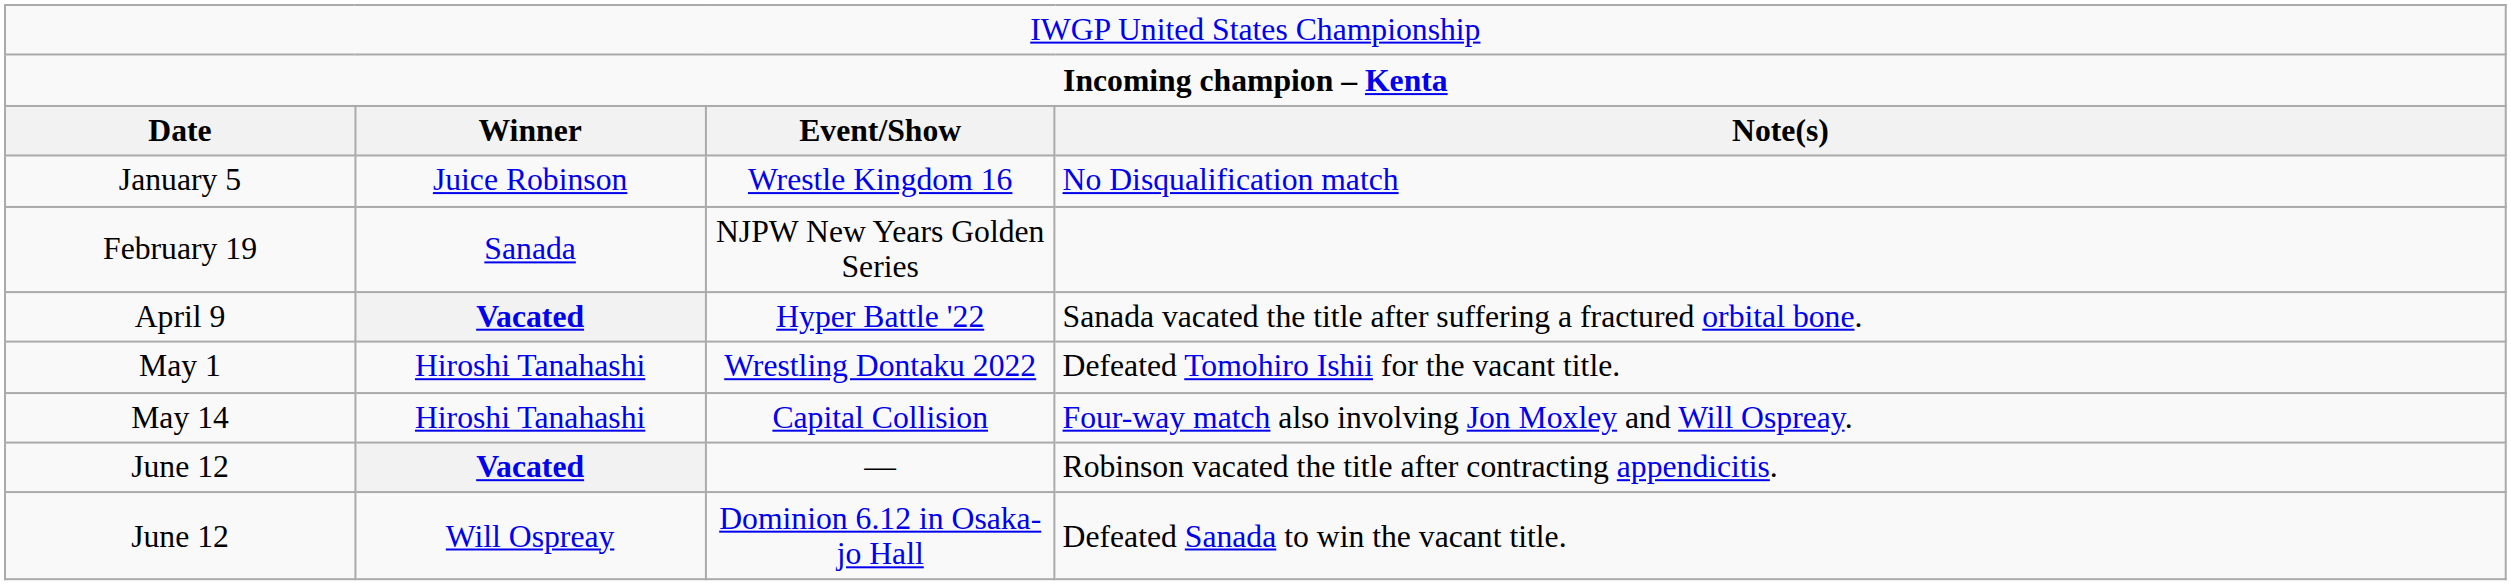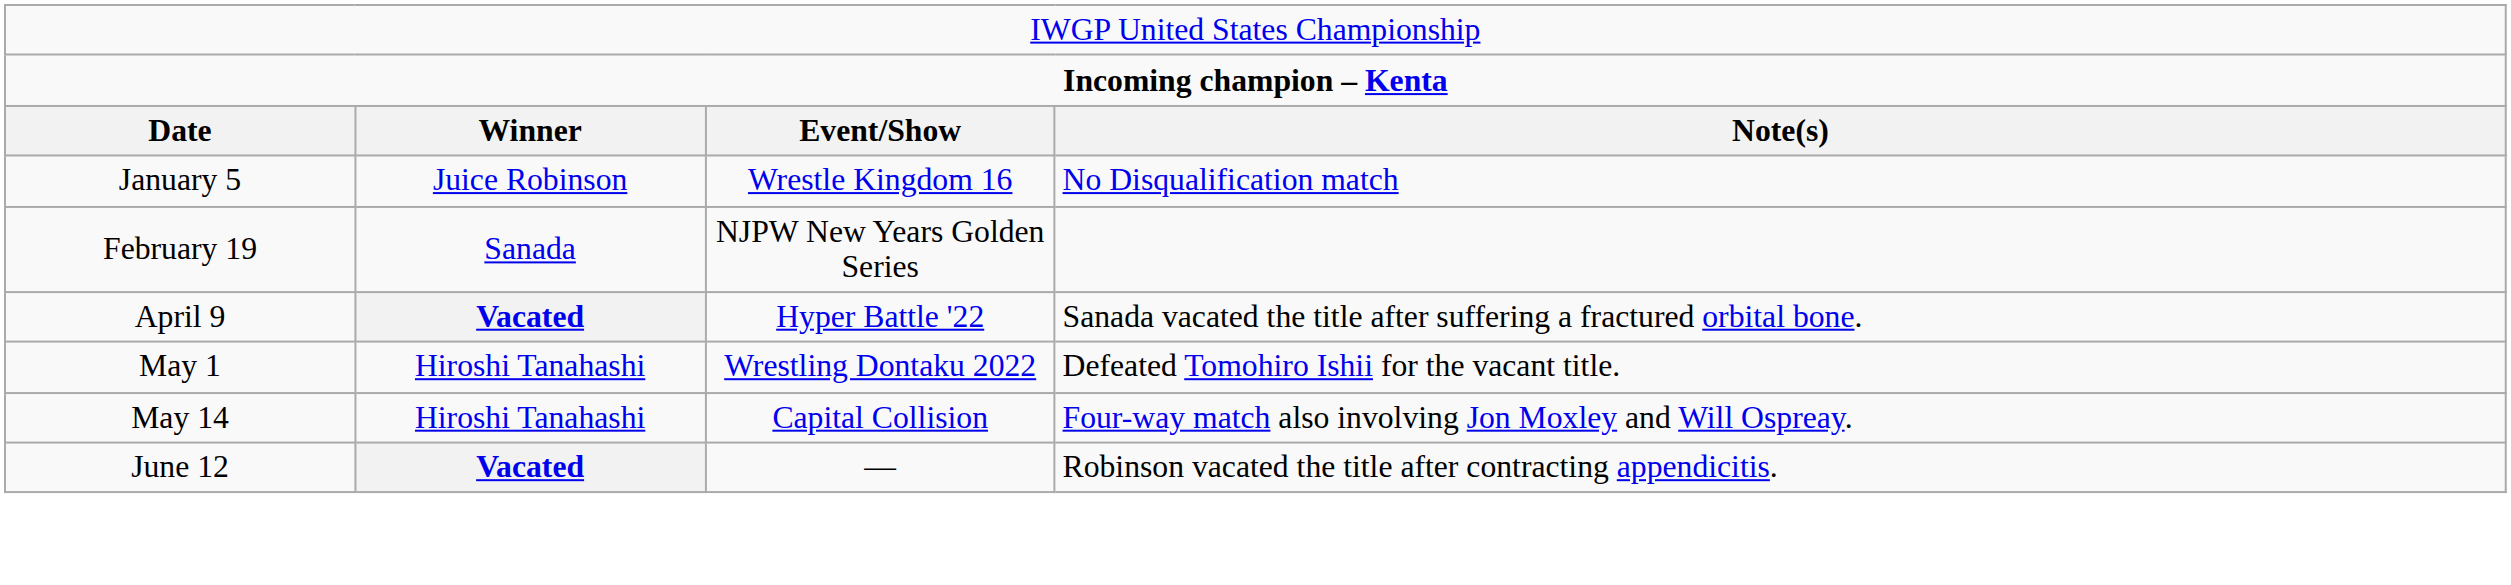- row: (880, 535)
